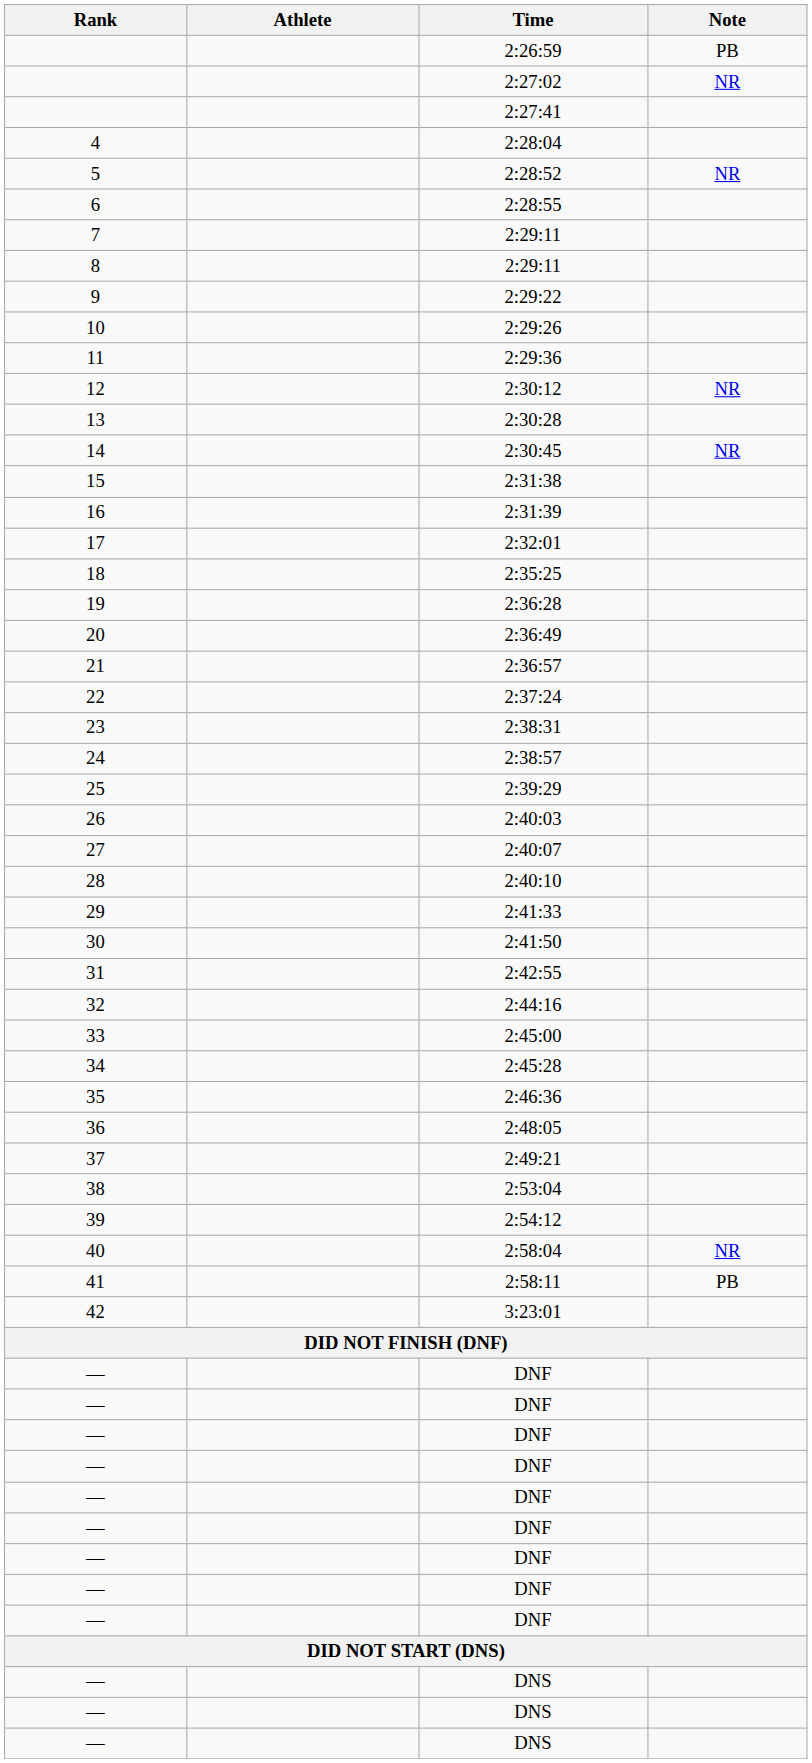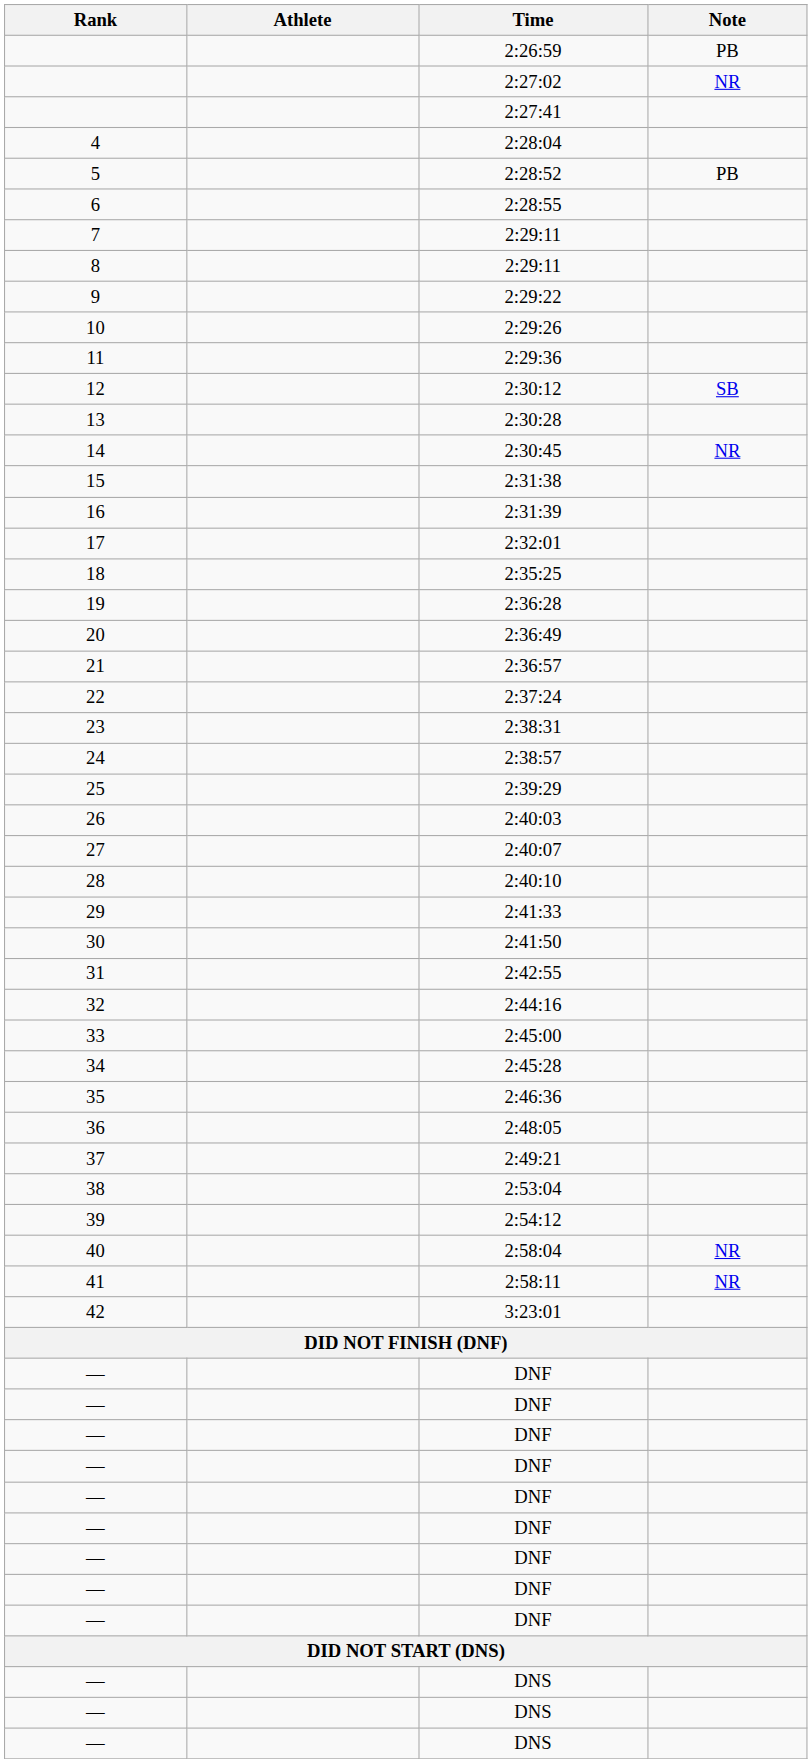(727, 173) NR -> (727, 173) PB
(727, 388) NR -> (727, 388) SB
(727, 1281) PB -> (727, 1281) NR
